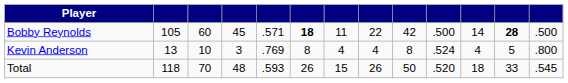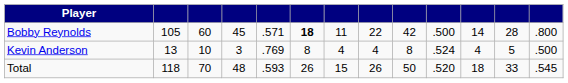(512, 31) bold -> (512, 31) normal
(546, 31) .500 -> (546, 31) .800
(546, 50) .800 -> (546, 50) .500
